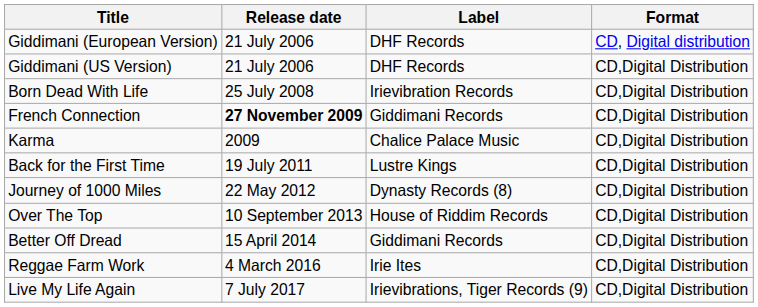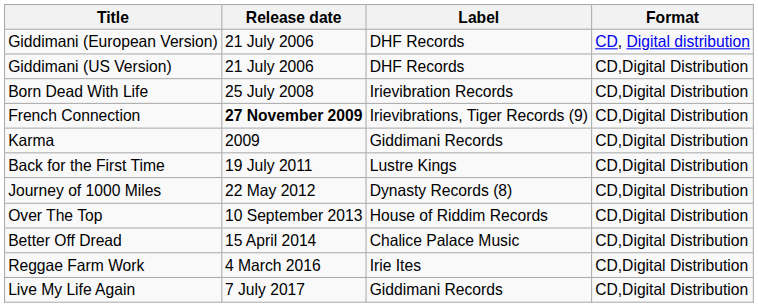(436, 116) Giddimani Records -> (479, 116) Irievibrations, Tiger Records (9)
(444, 141) Chalice Palace Music -> (436, 141) Giddimani Records
(436, 240) Giddimani Records -> (444, 240) Chalice Palace Music
(479, 290) Irievibrations, Tiger Records (9) -> (436, 290) Giddimani Records
